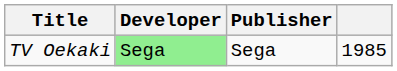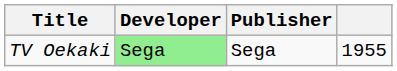(364, 51) 1985 -> (364, 51) 1955
